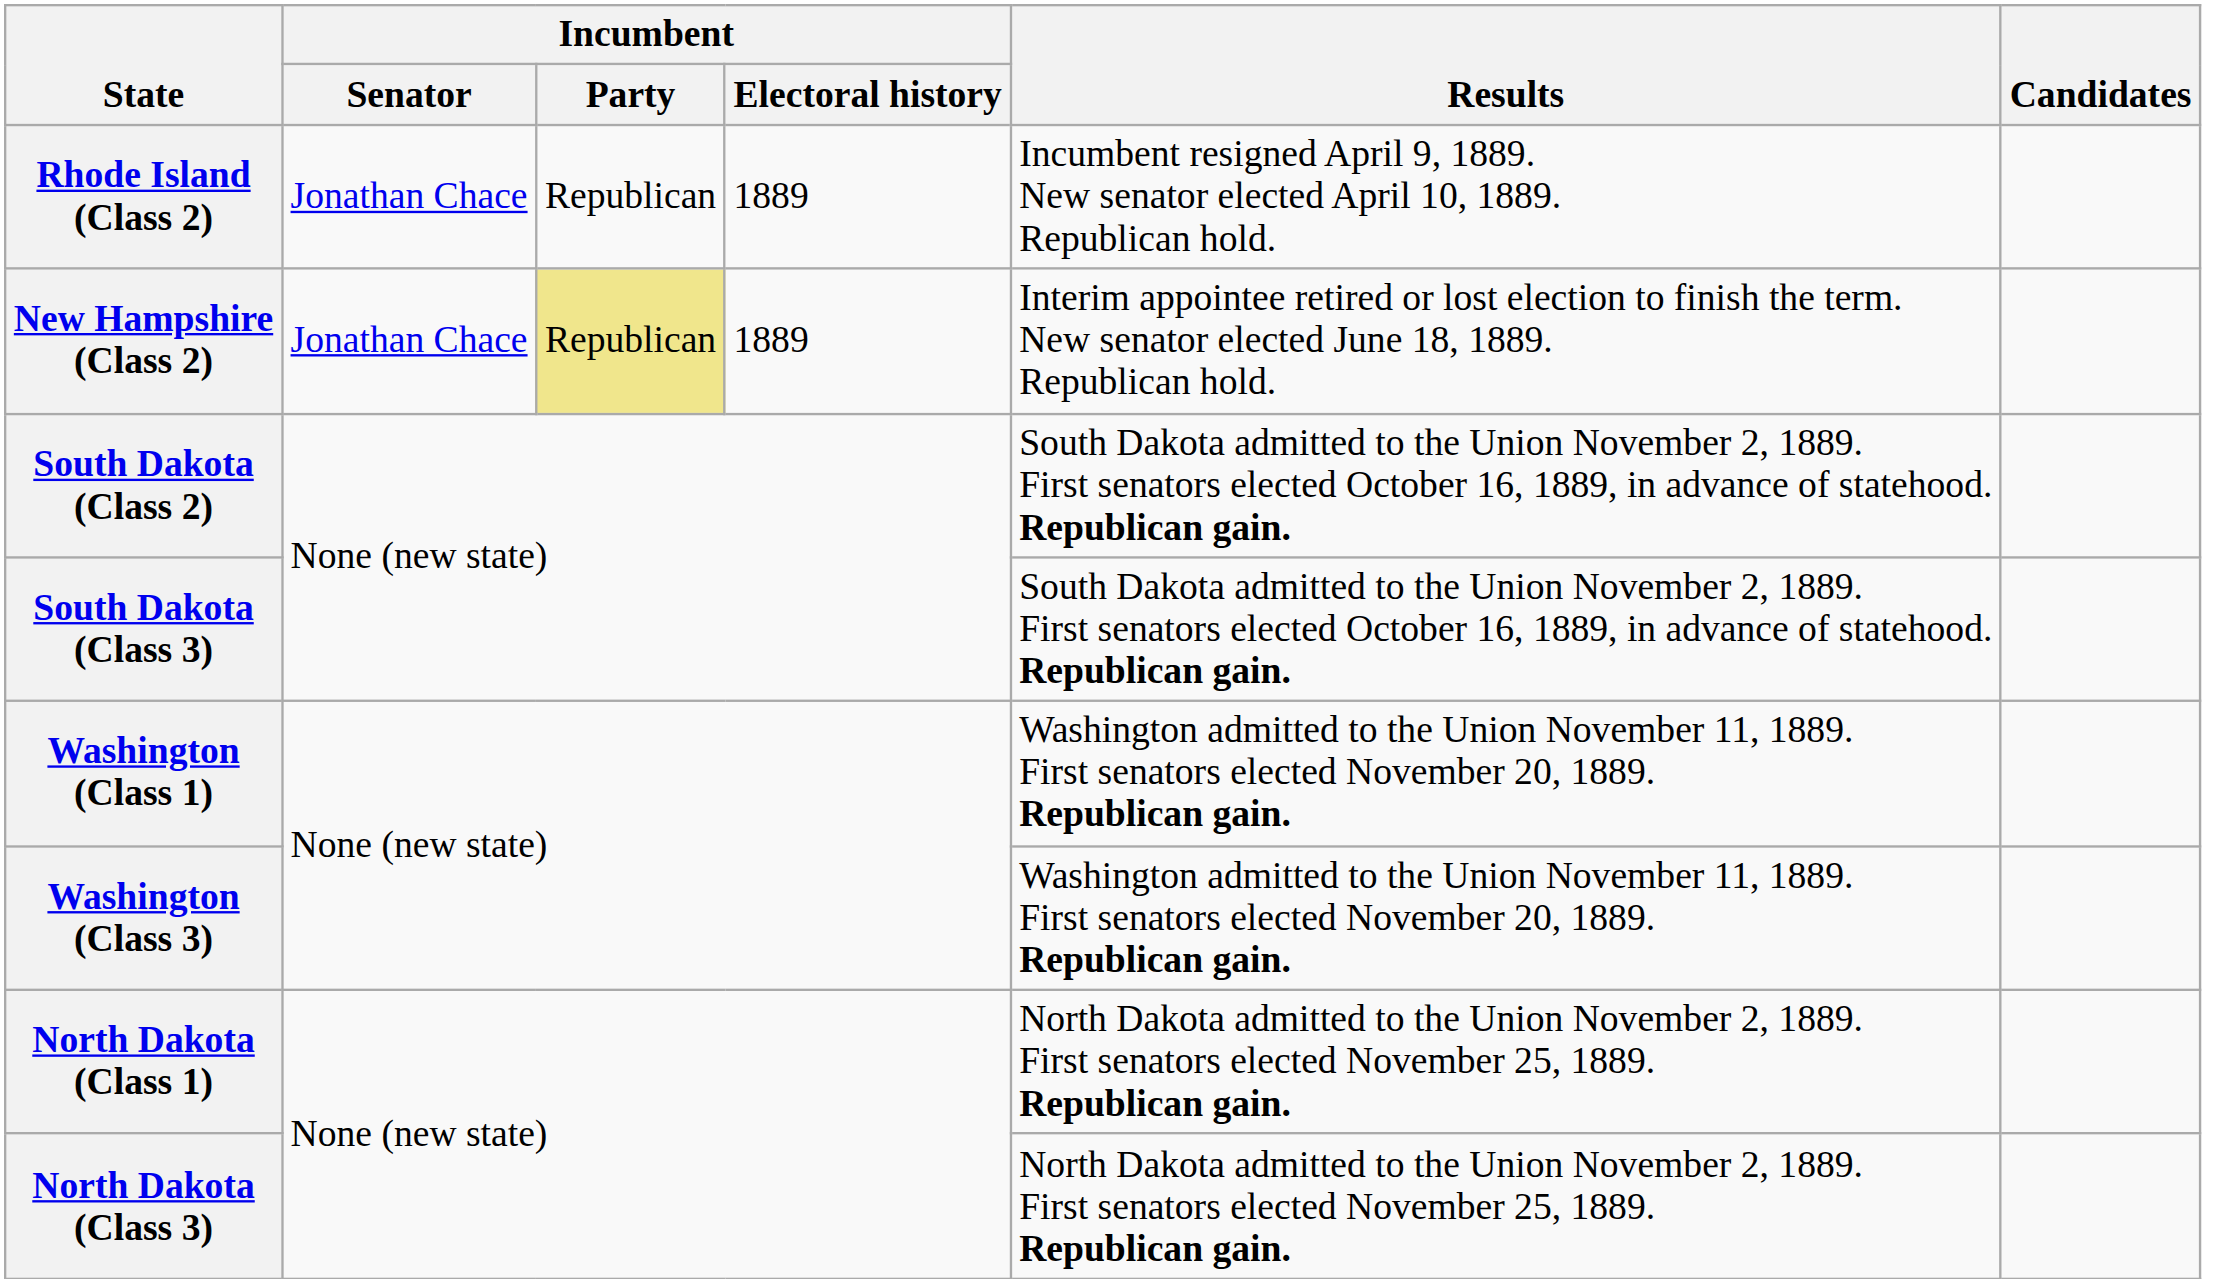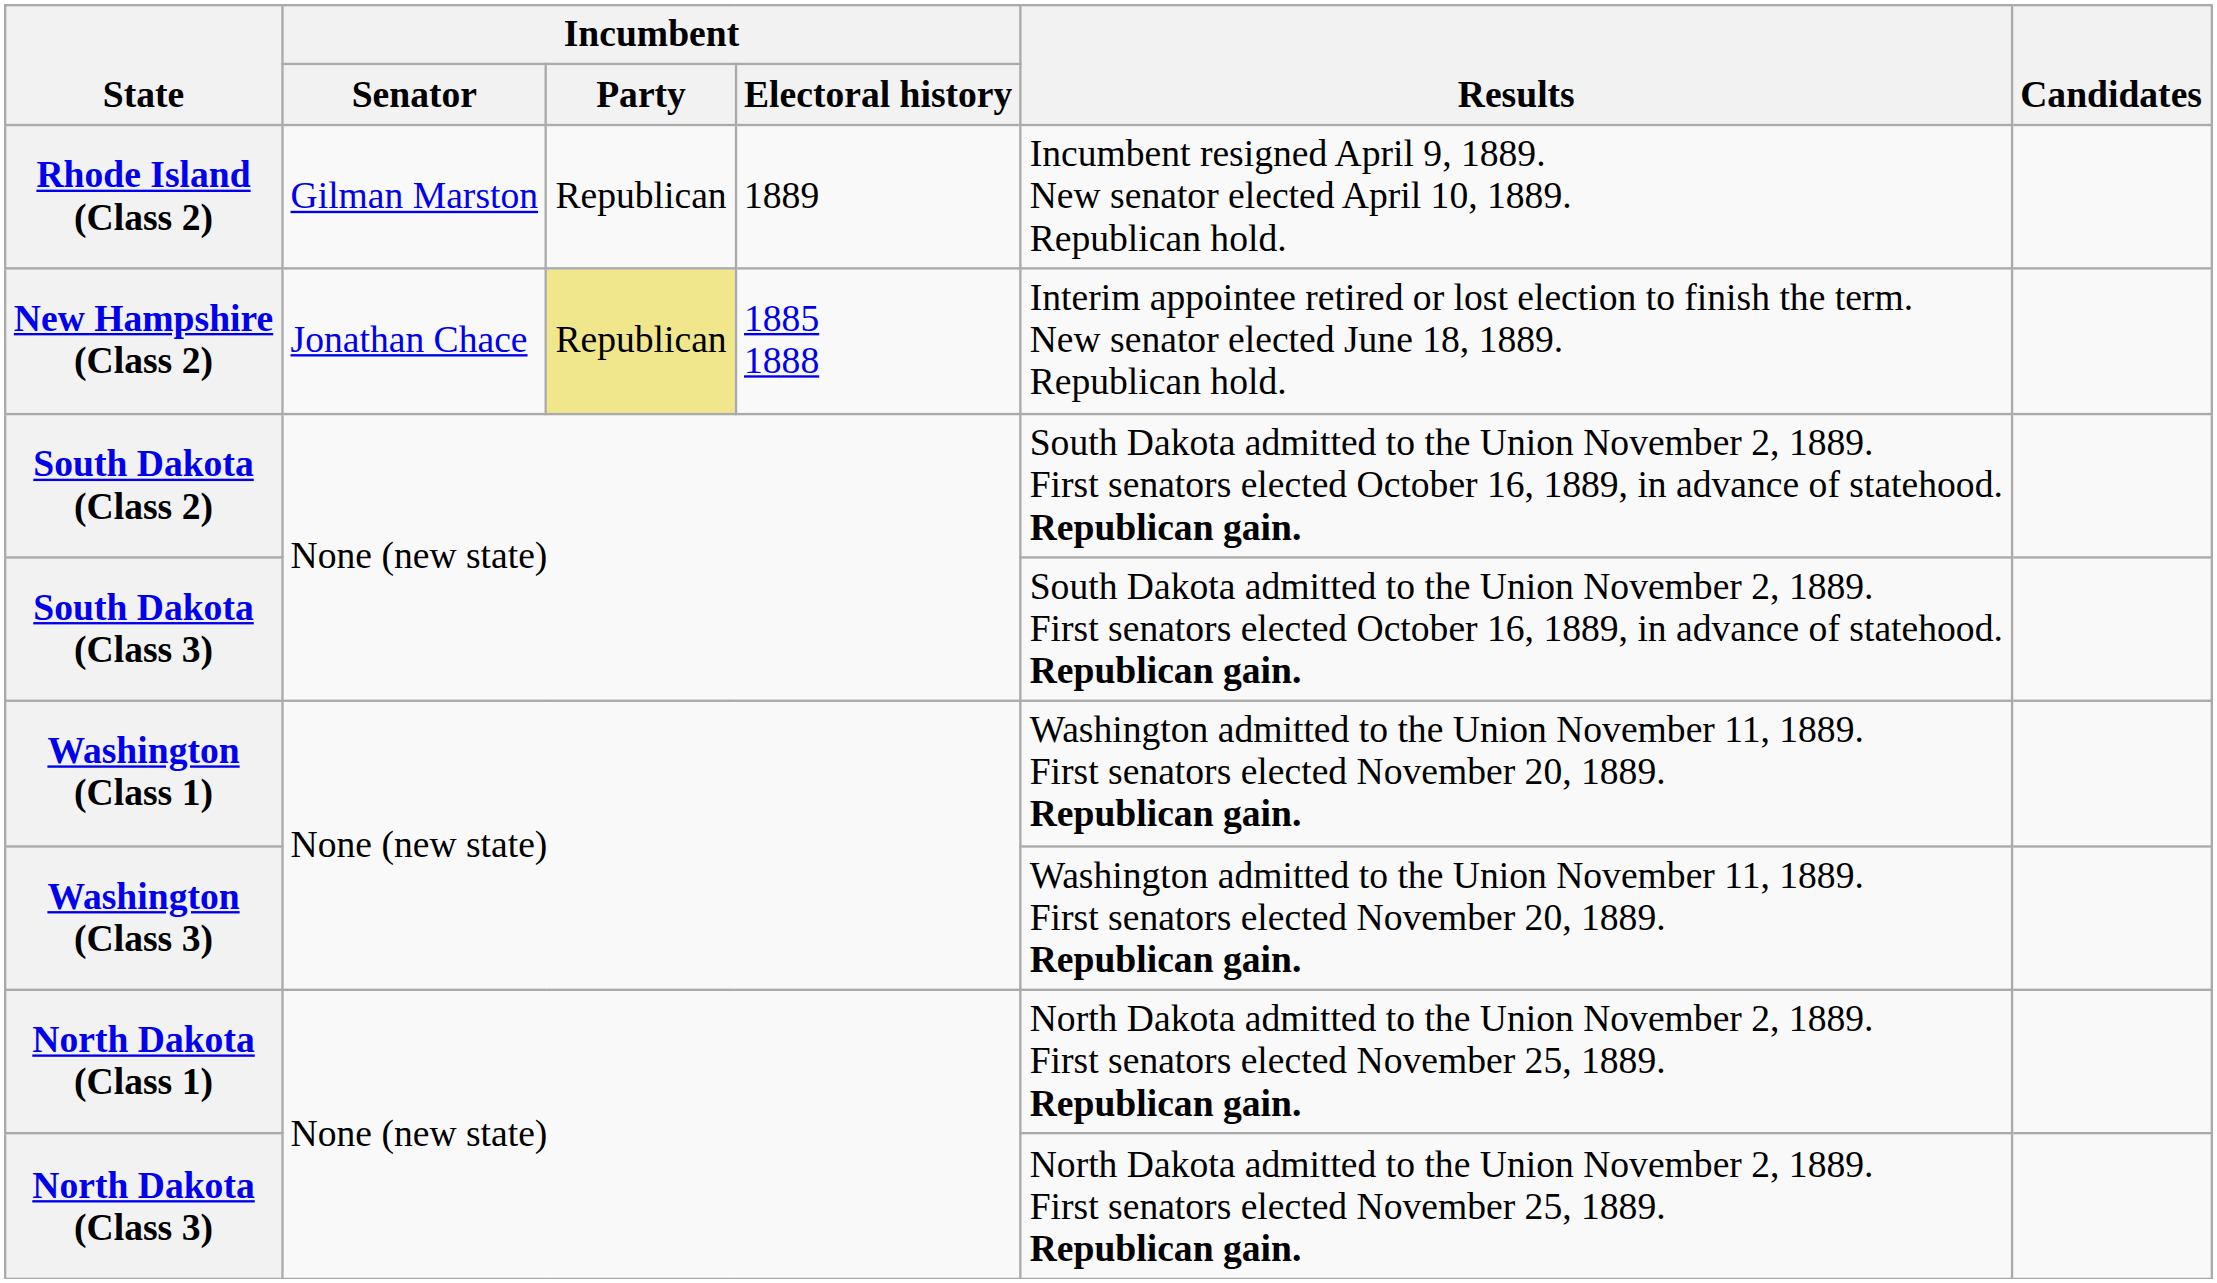(409, 195) Jonathan Chace -> (414, 195) Gilman Marston
(771, 340) 1889 -> (782, 340) 1885 1888
